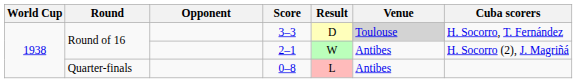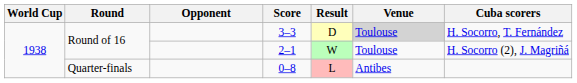(373, 50) Antibes -> (376, 50) Toulouse
